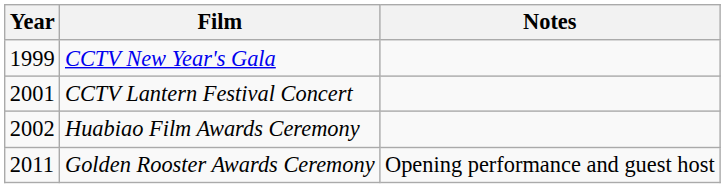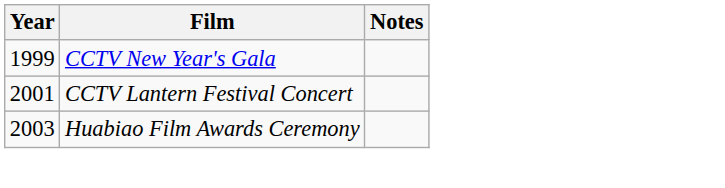(32, 128) 2002 -> (32, 128) 2003
- row: (220, 164)
